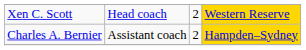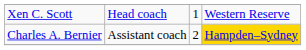(196, 14) 2 -> (196, 14) 1
(247, 14) gold background -> (247, 14) no background
